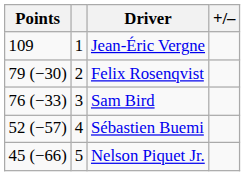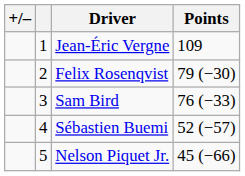columns swapped: (224, 17) <-> (38, 17)
